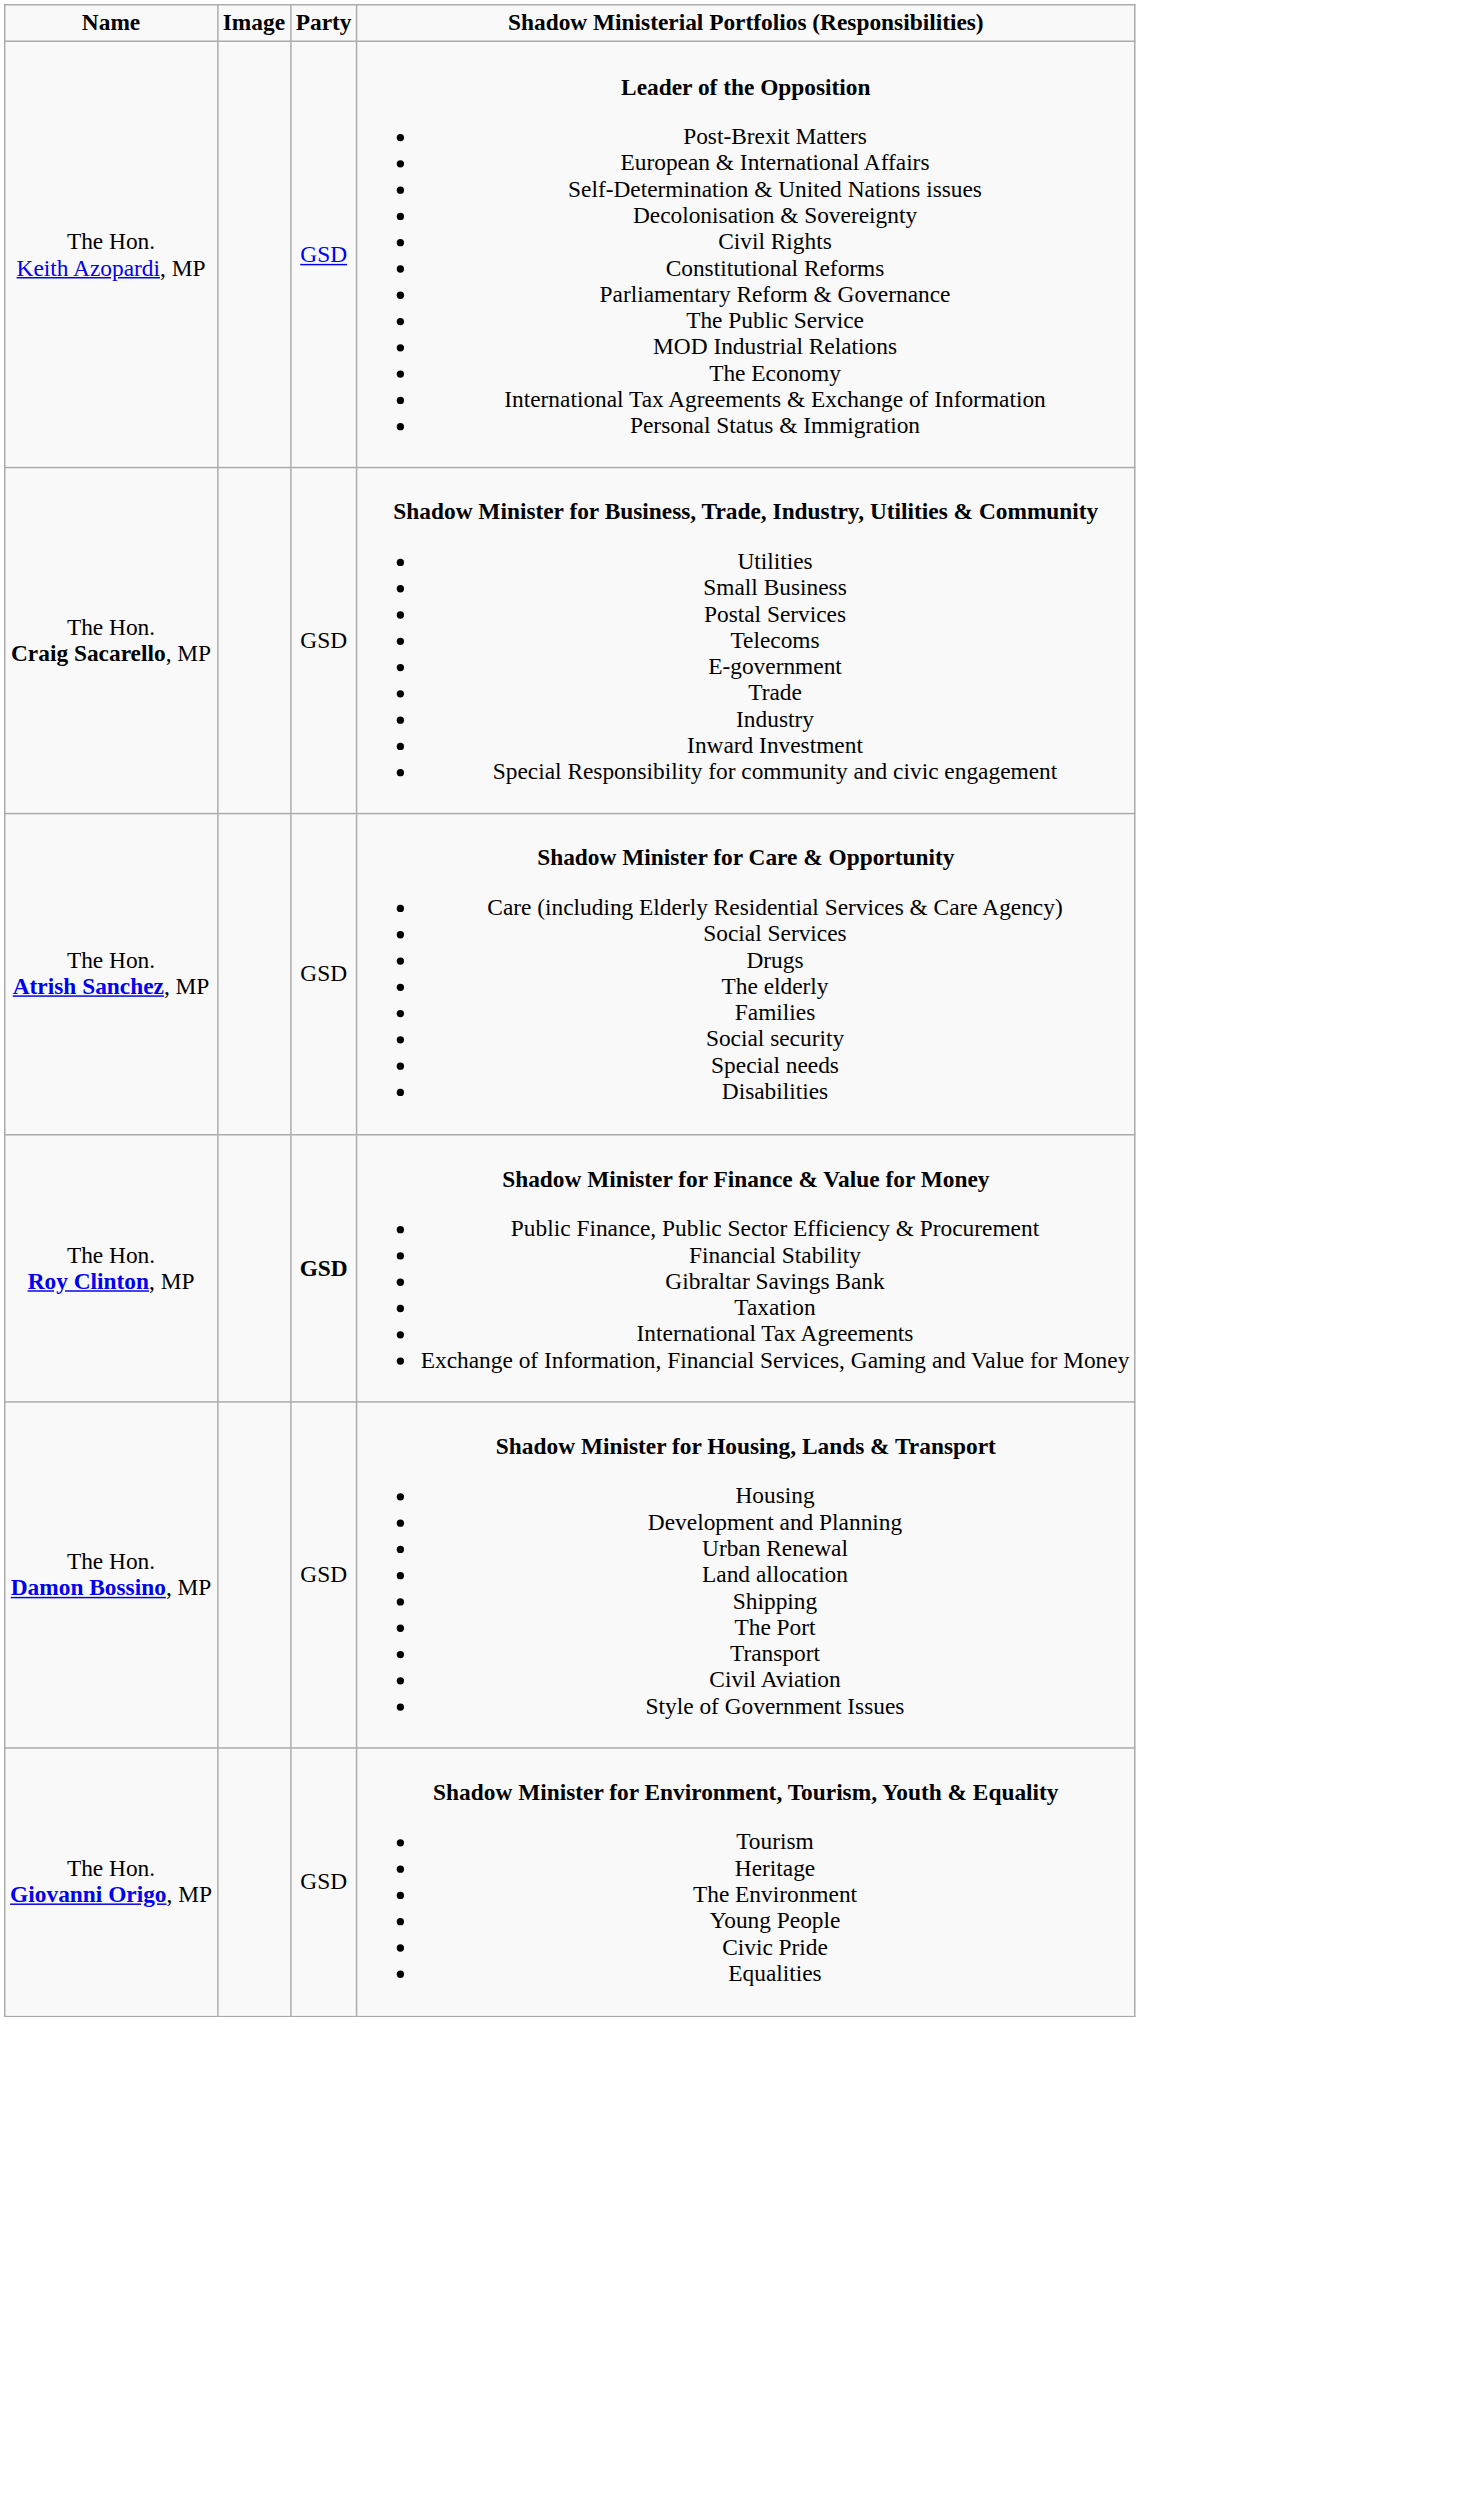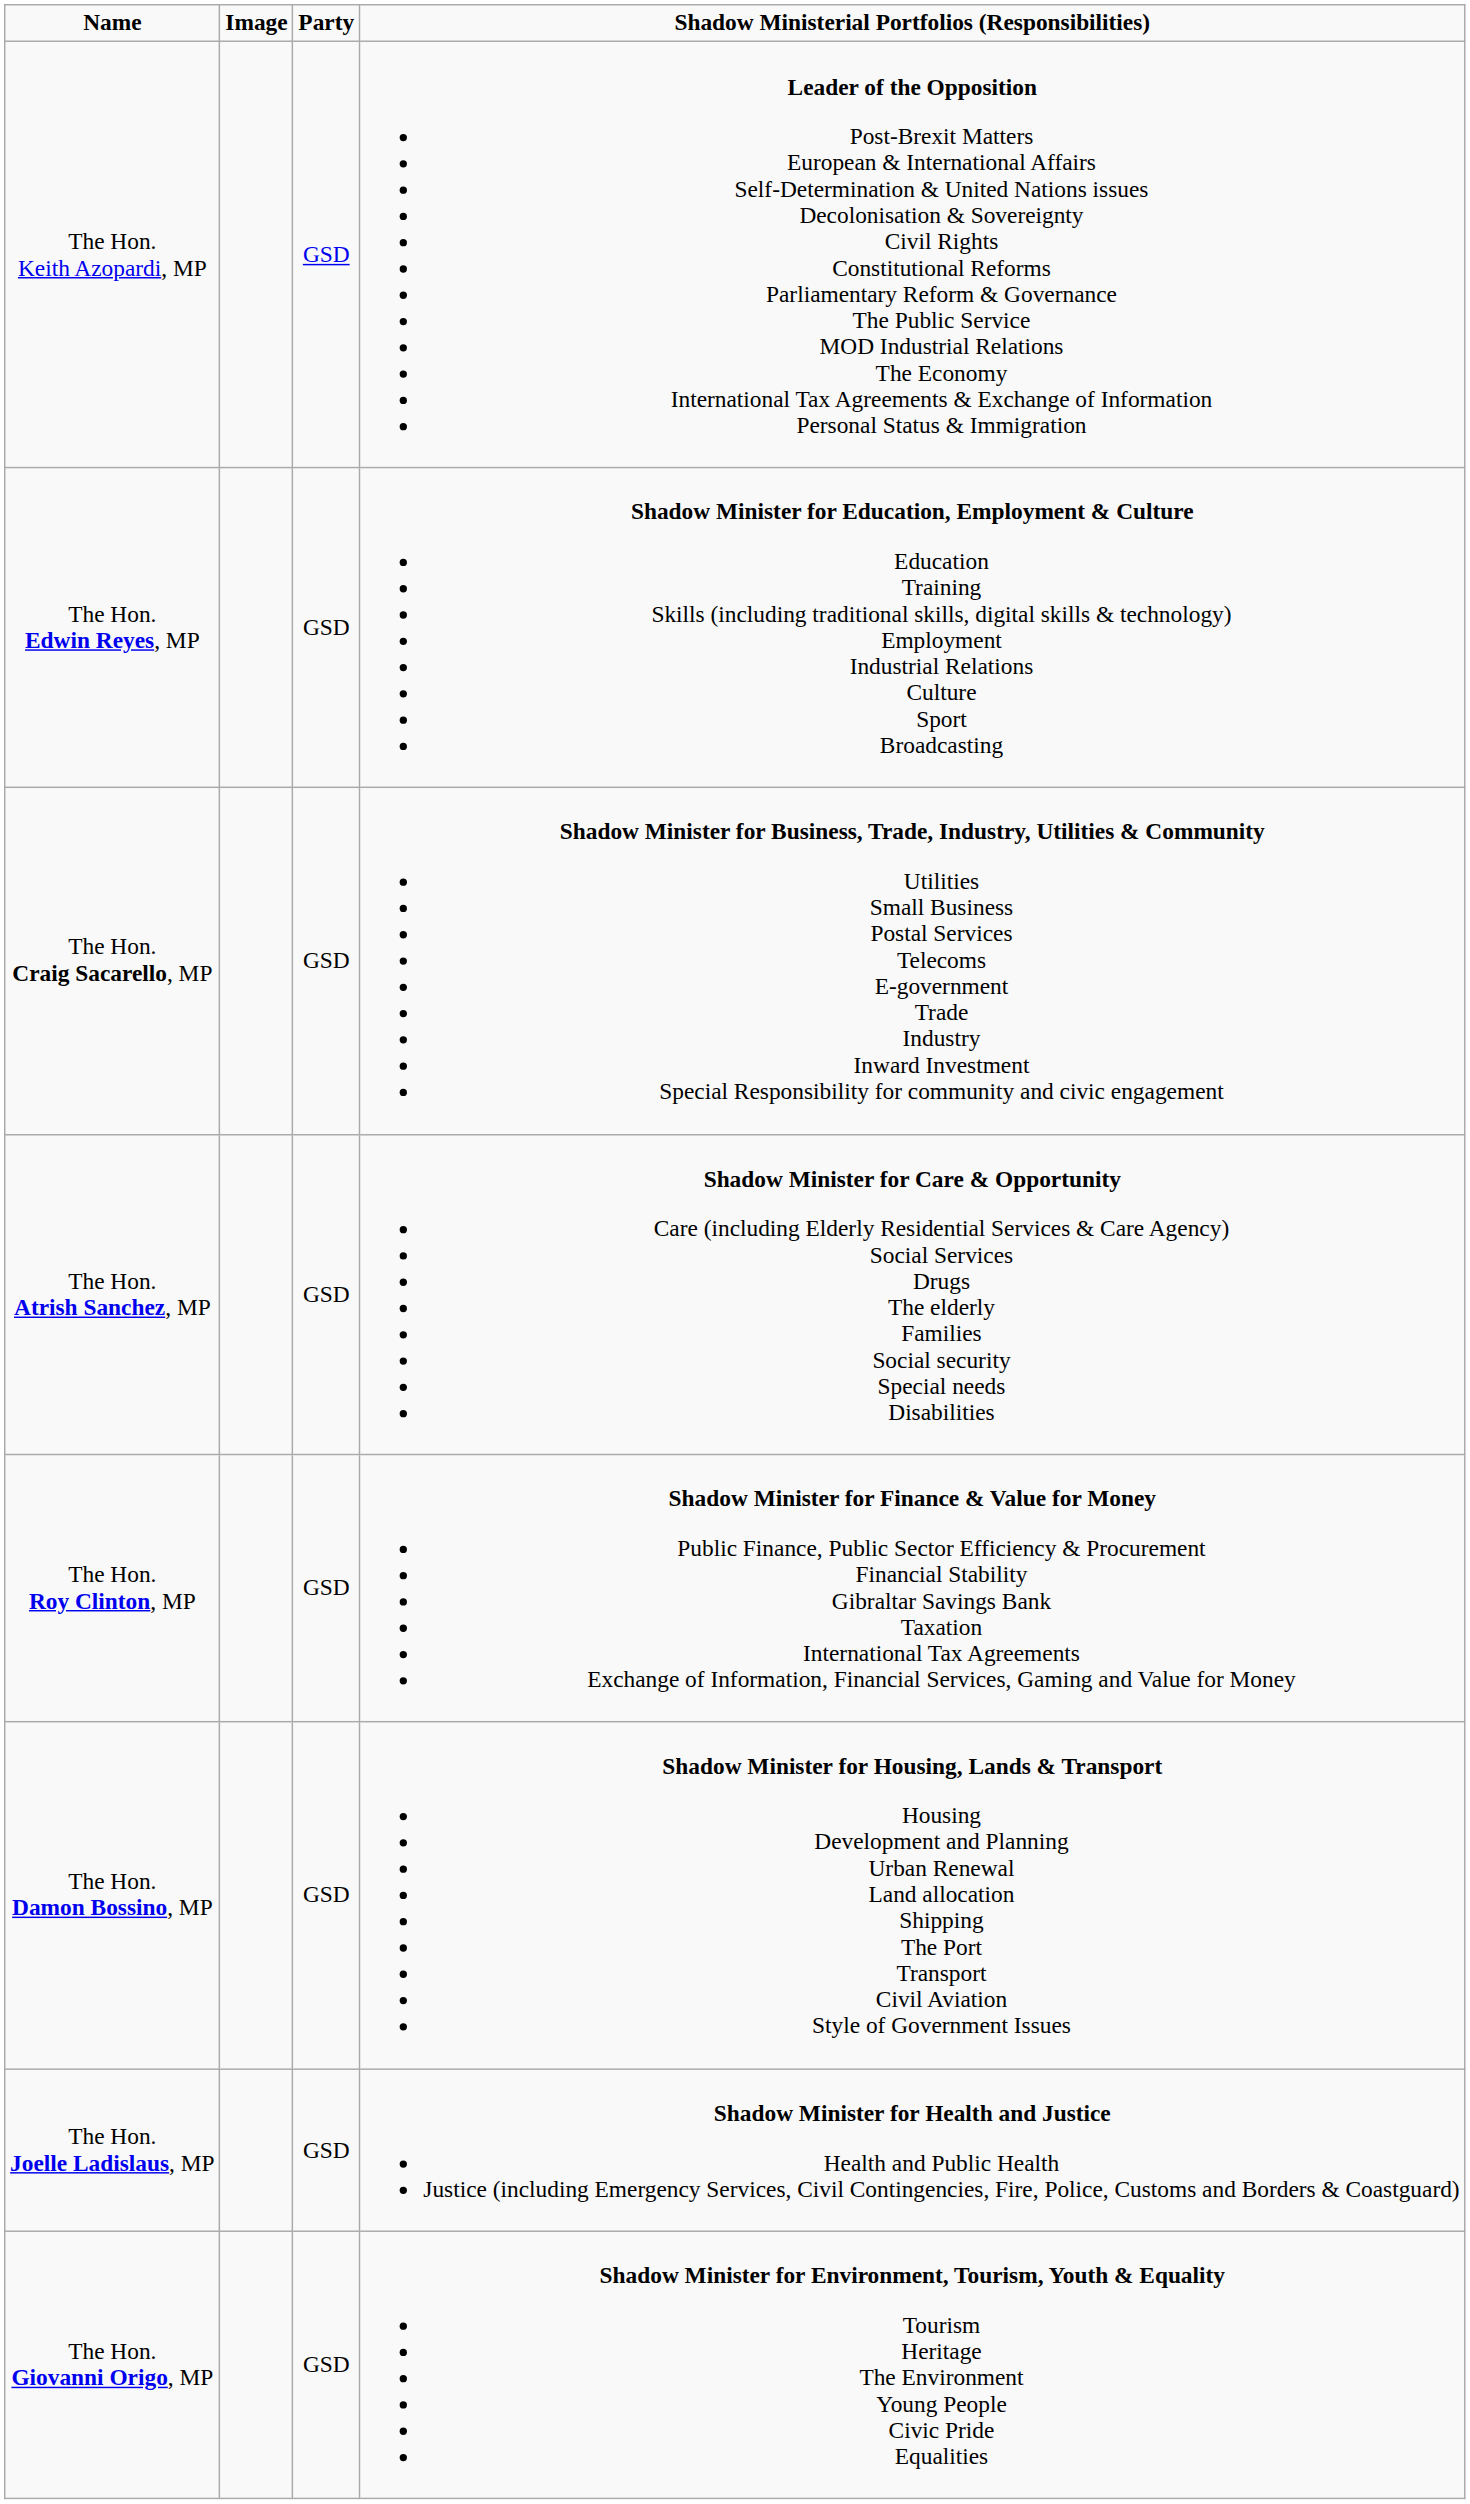+ row: (112, 627)
(324, 1267) bold -> (326, 1587) normal
+ row: (112, 2149)
